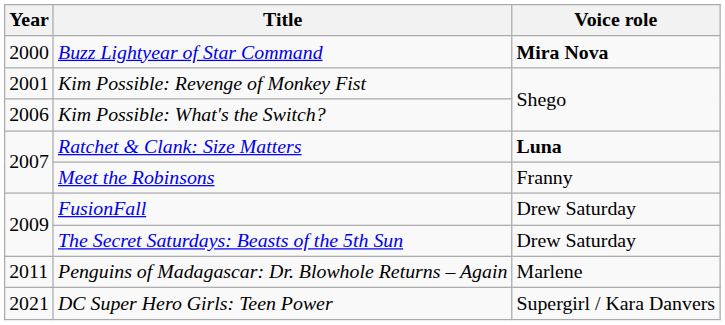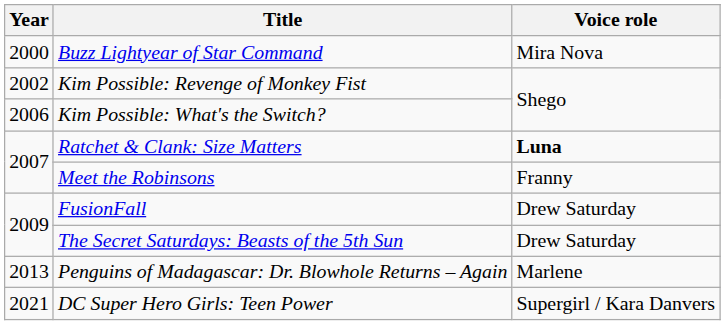(562, 51) bold -> (560, 51) normal
(29, 83) 2001 -> (29, 83) 2002
(29, 271) 2011 -> (29, 271) 2013
